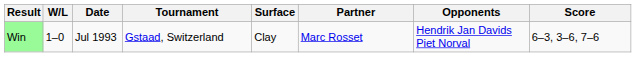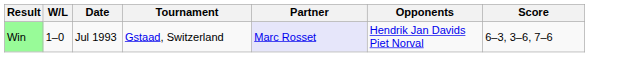- column: (275, 13)
(332, 36) no background -> (285, 36) lavender background
